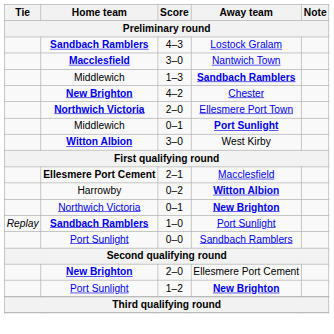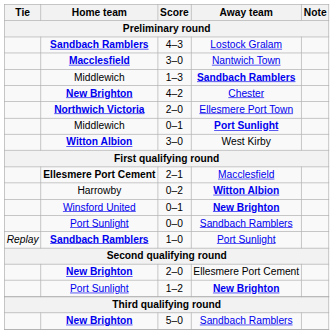(99, 207) Northwich Victoria -> (99, 207) Winsford United
rows swapped: (174, 239) <-> (174, 223)
+ row: (174, 321)
